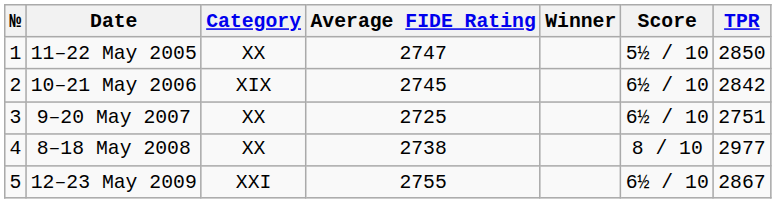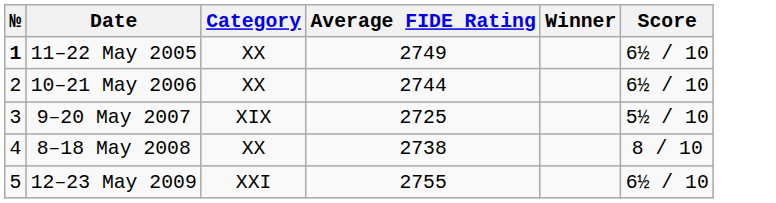- column: (742, 21)
(15, 53) normal -> (15, 53) bold
(423, 53) 2747 -> (423, 53) 2749
(667, 53) 5½ / 10 -> (667, 53) 6½ / 10
(254, 85) XIX -> (254, 85) XX
(423, 85) 2745 -> (423, 85) 2744
(254, 117) XX -> (254, 117) XIX
(667, 117) 6½ / 10 -> (667, 117) 5½ / 10
